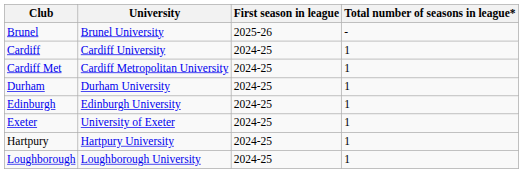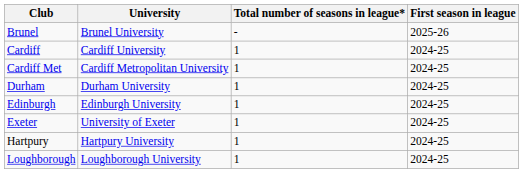columns swapped: (286, 13) <-> (430, 13)
